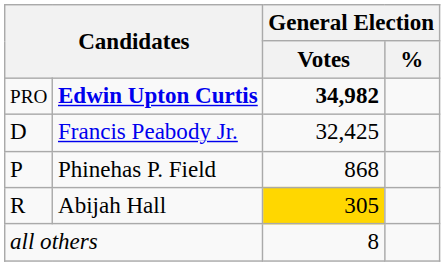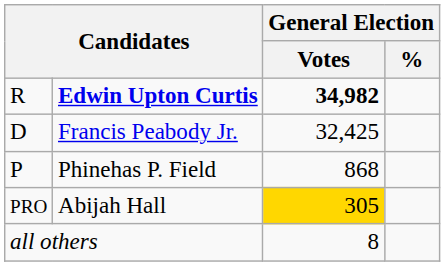(29, 97) PRO -> (18, 95) R
(18, 205) R -> (29, 206) PRO
